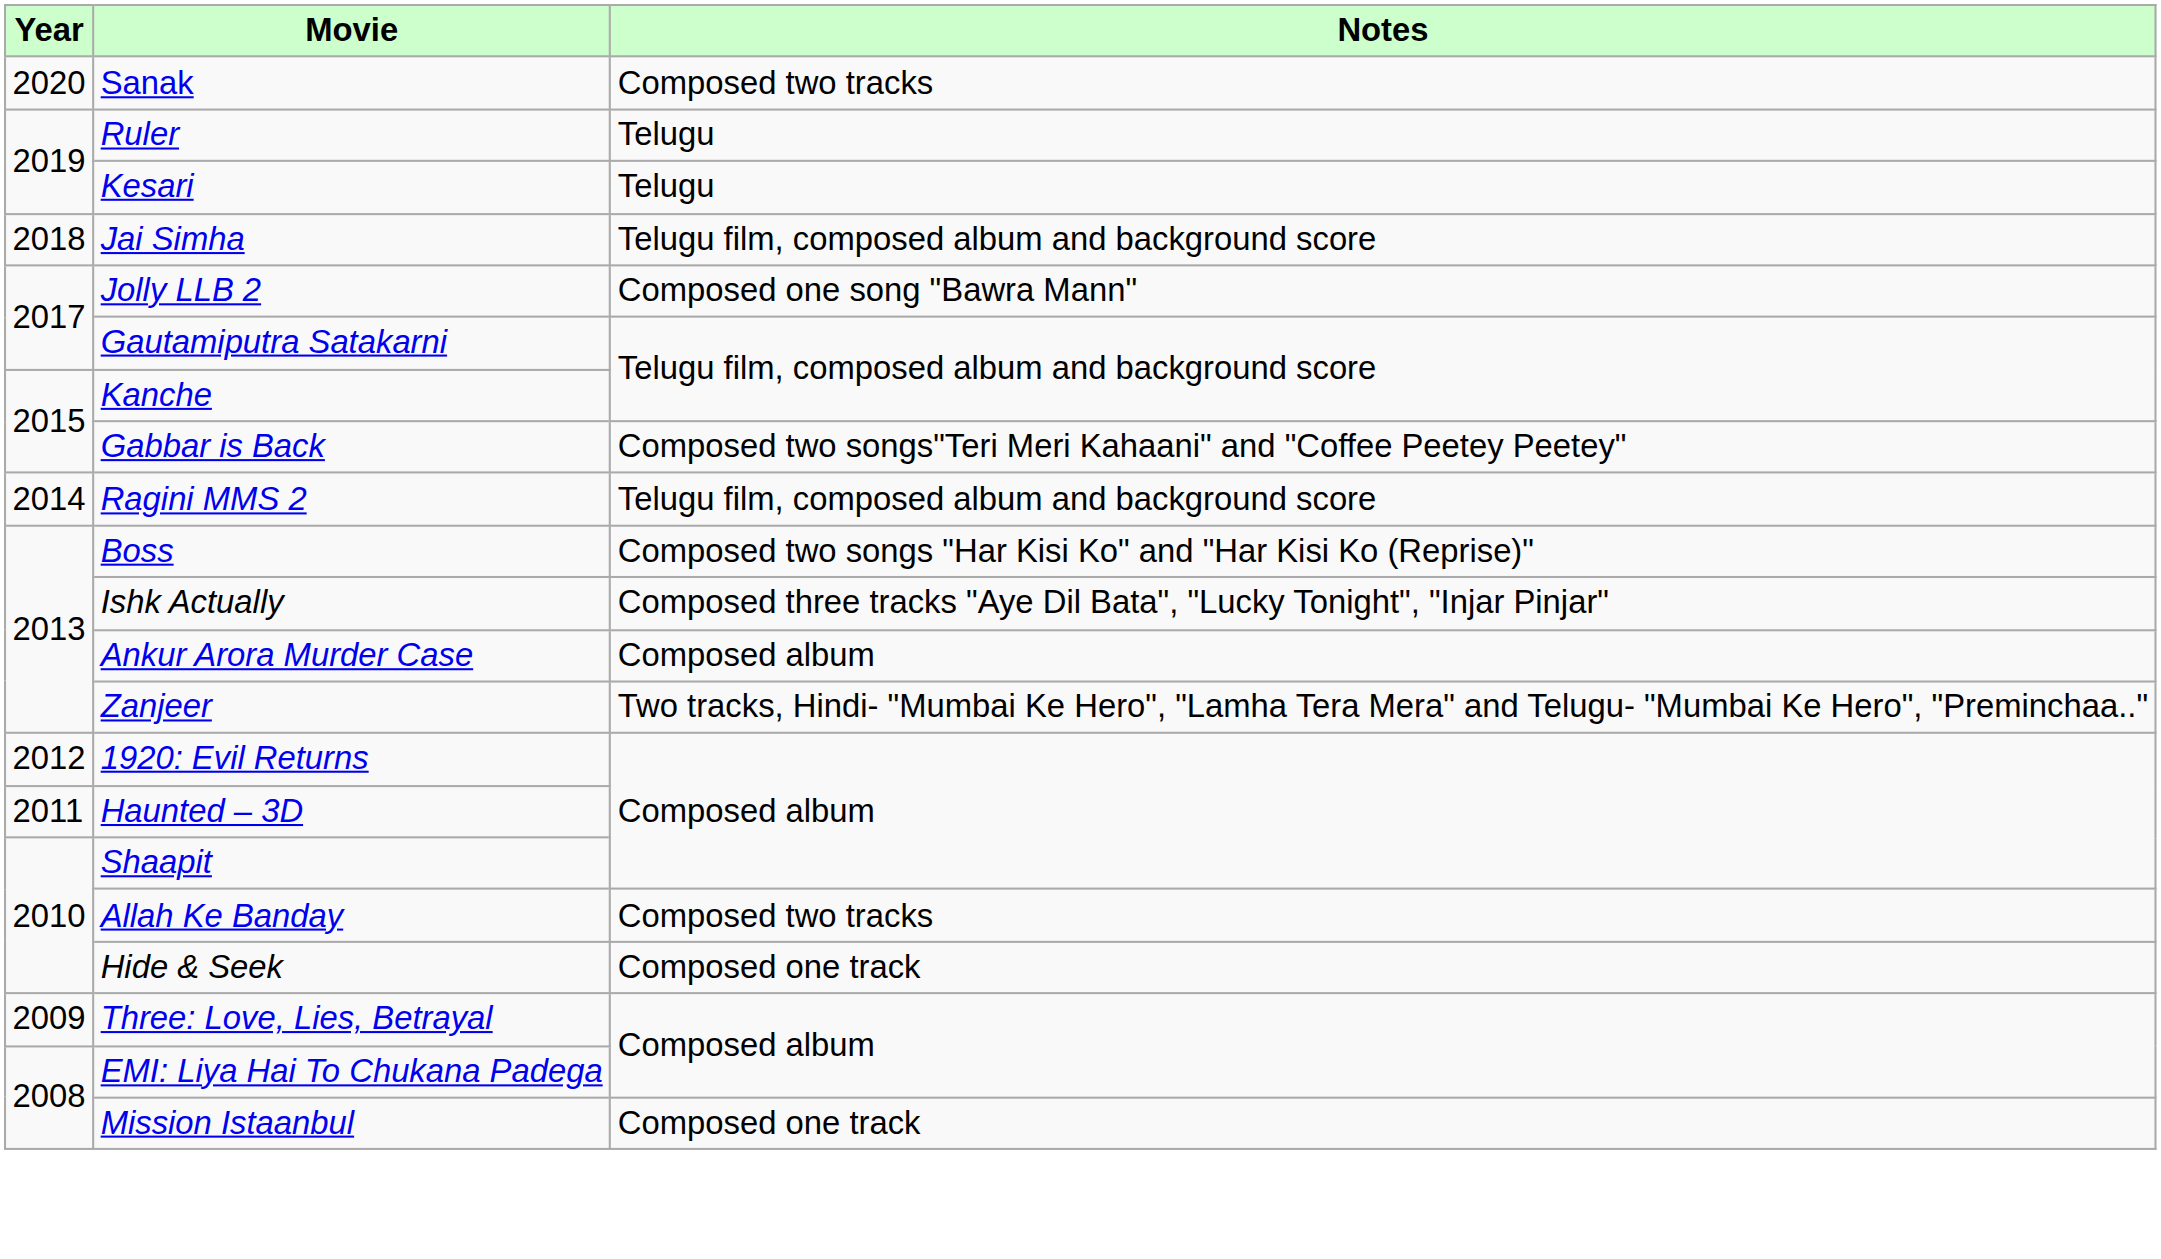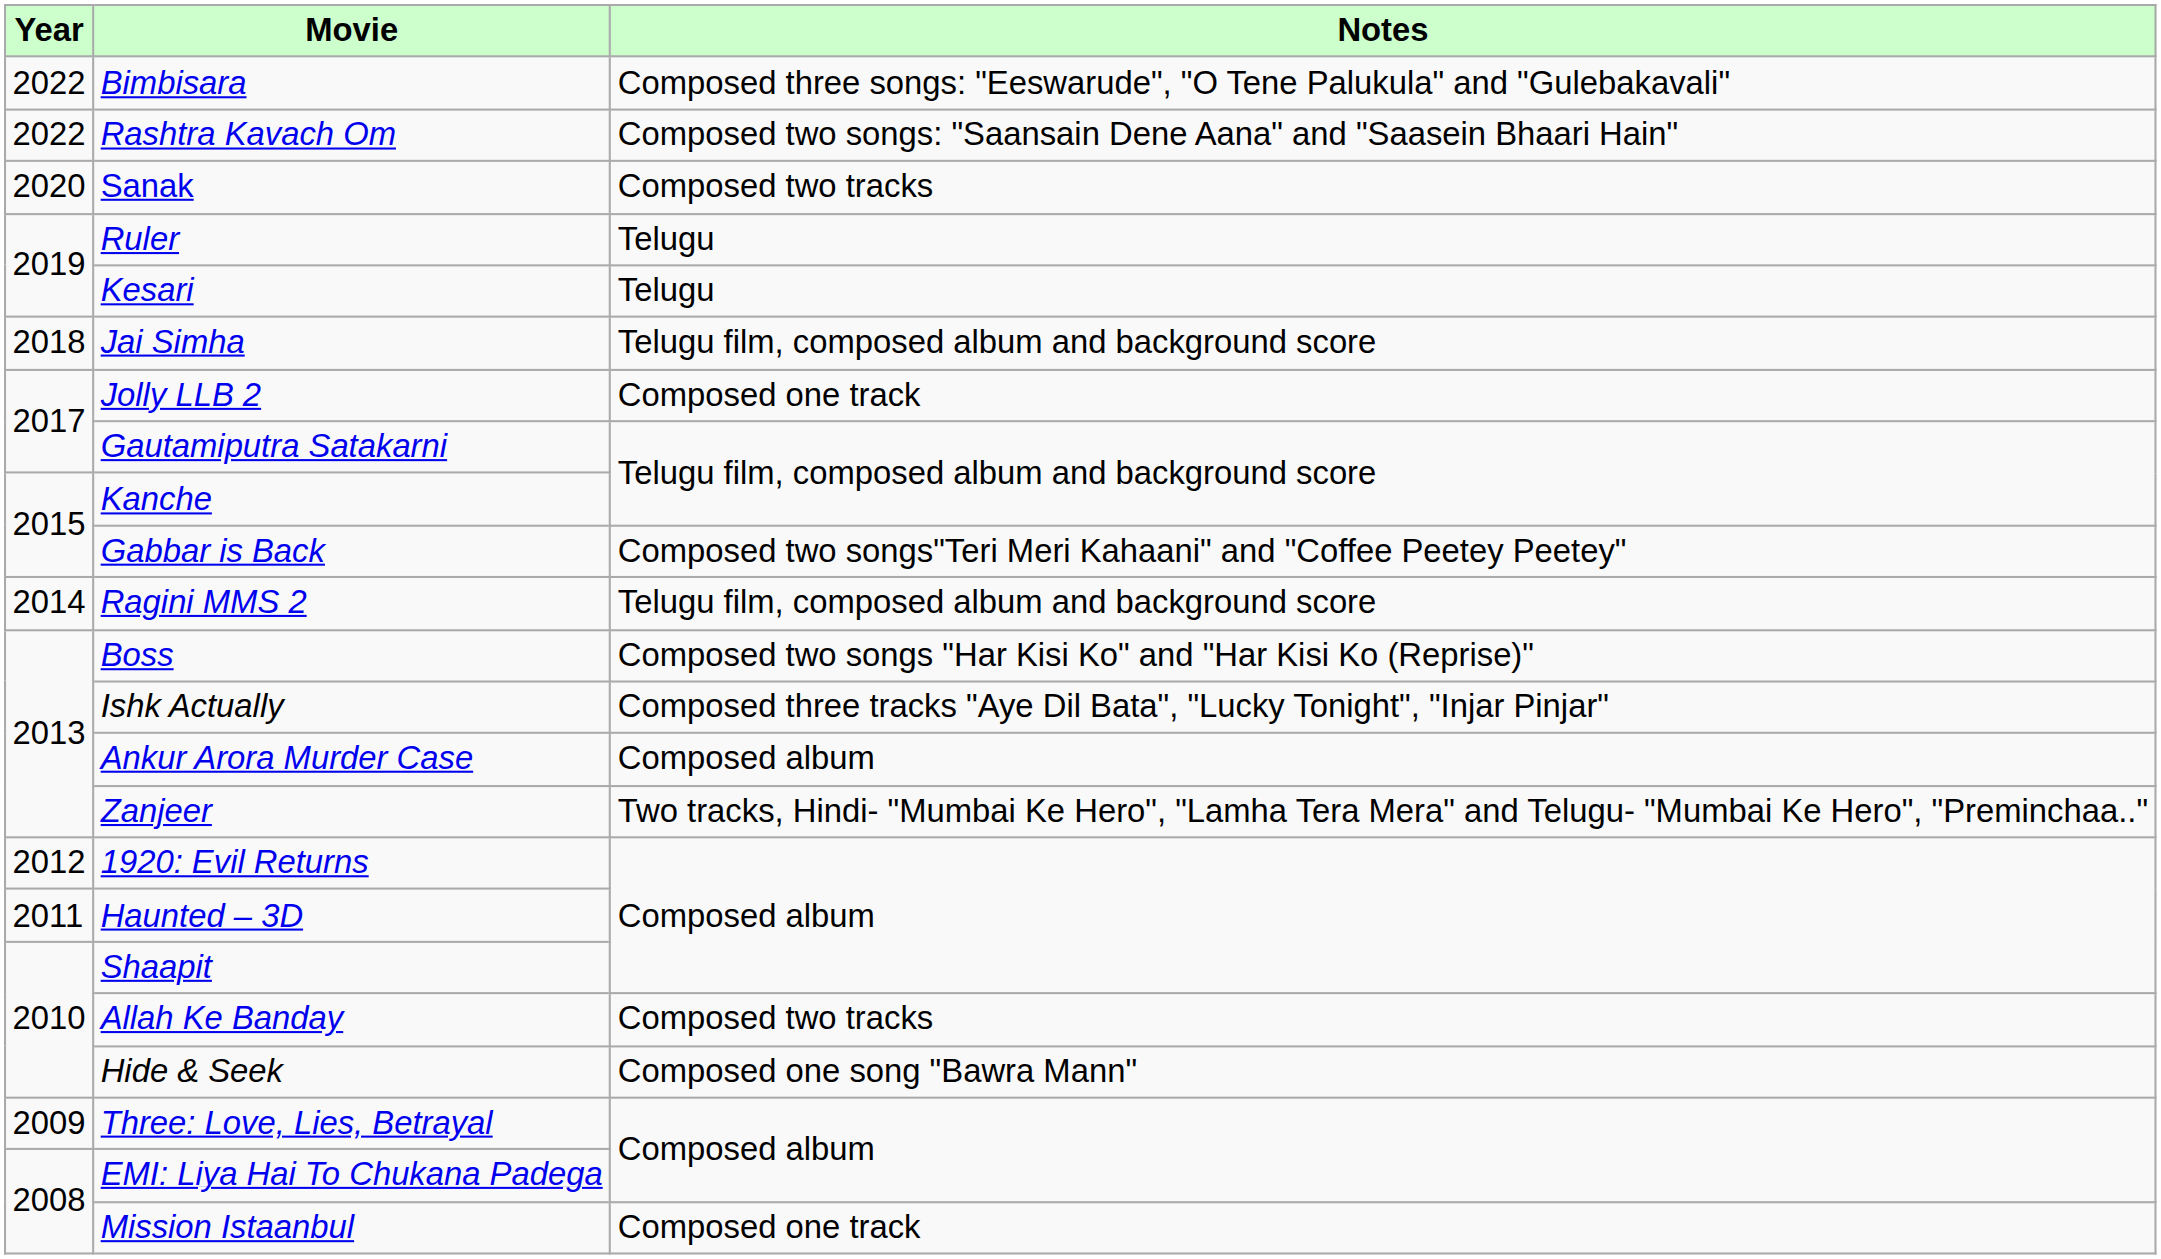+ row: (174, 82)
+ row: (248, 134)
(877, 290) Composed one song "Bawra Mann" -> (769, 394) Composed one track
(769, 966) Composed one track -> (877, 1070) Composed one song "Bawra Mann"
